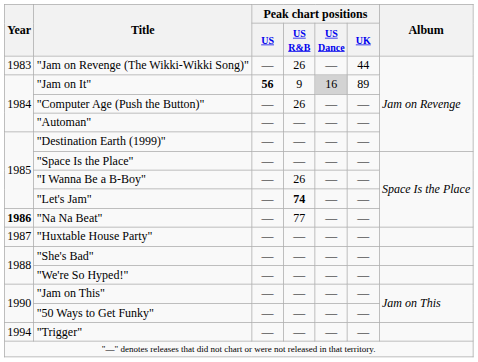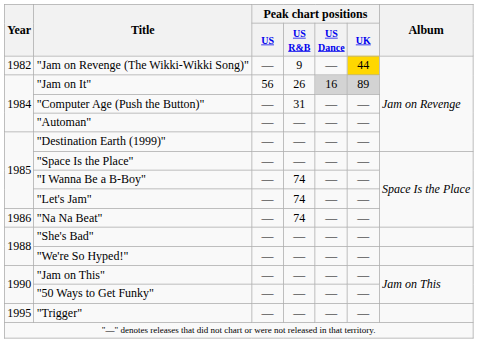(19, 65) 1983 -> (19, 65) 1982
(299, 65) 26 -> (299, 65) 9
(363, 65) no background -> (363, 65) gold background
(268, 84) bold -> (268, 84) normal
(299, 84) 9 -> (299, 84) 26
(363, 84) no background -> (363, 84) lightgrey background
(299, 103) 26 -> (299, 103) 31
(299, 179) 26 -> (299, 179) 74
(299, 198) bold -> (299, 198) normal
(19, 217) bold -> (19, 217) normal
(299, 217) 77 -> (299, 217) 74
- row: (95, 236)
(19, 332) 1994 -> (19, 312) 1995
